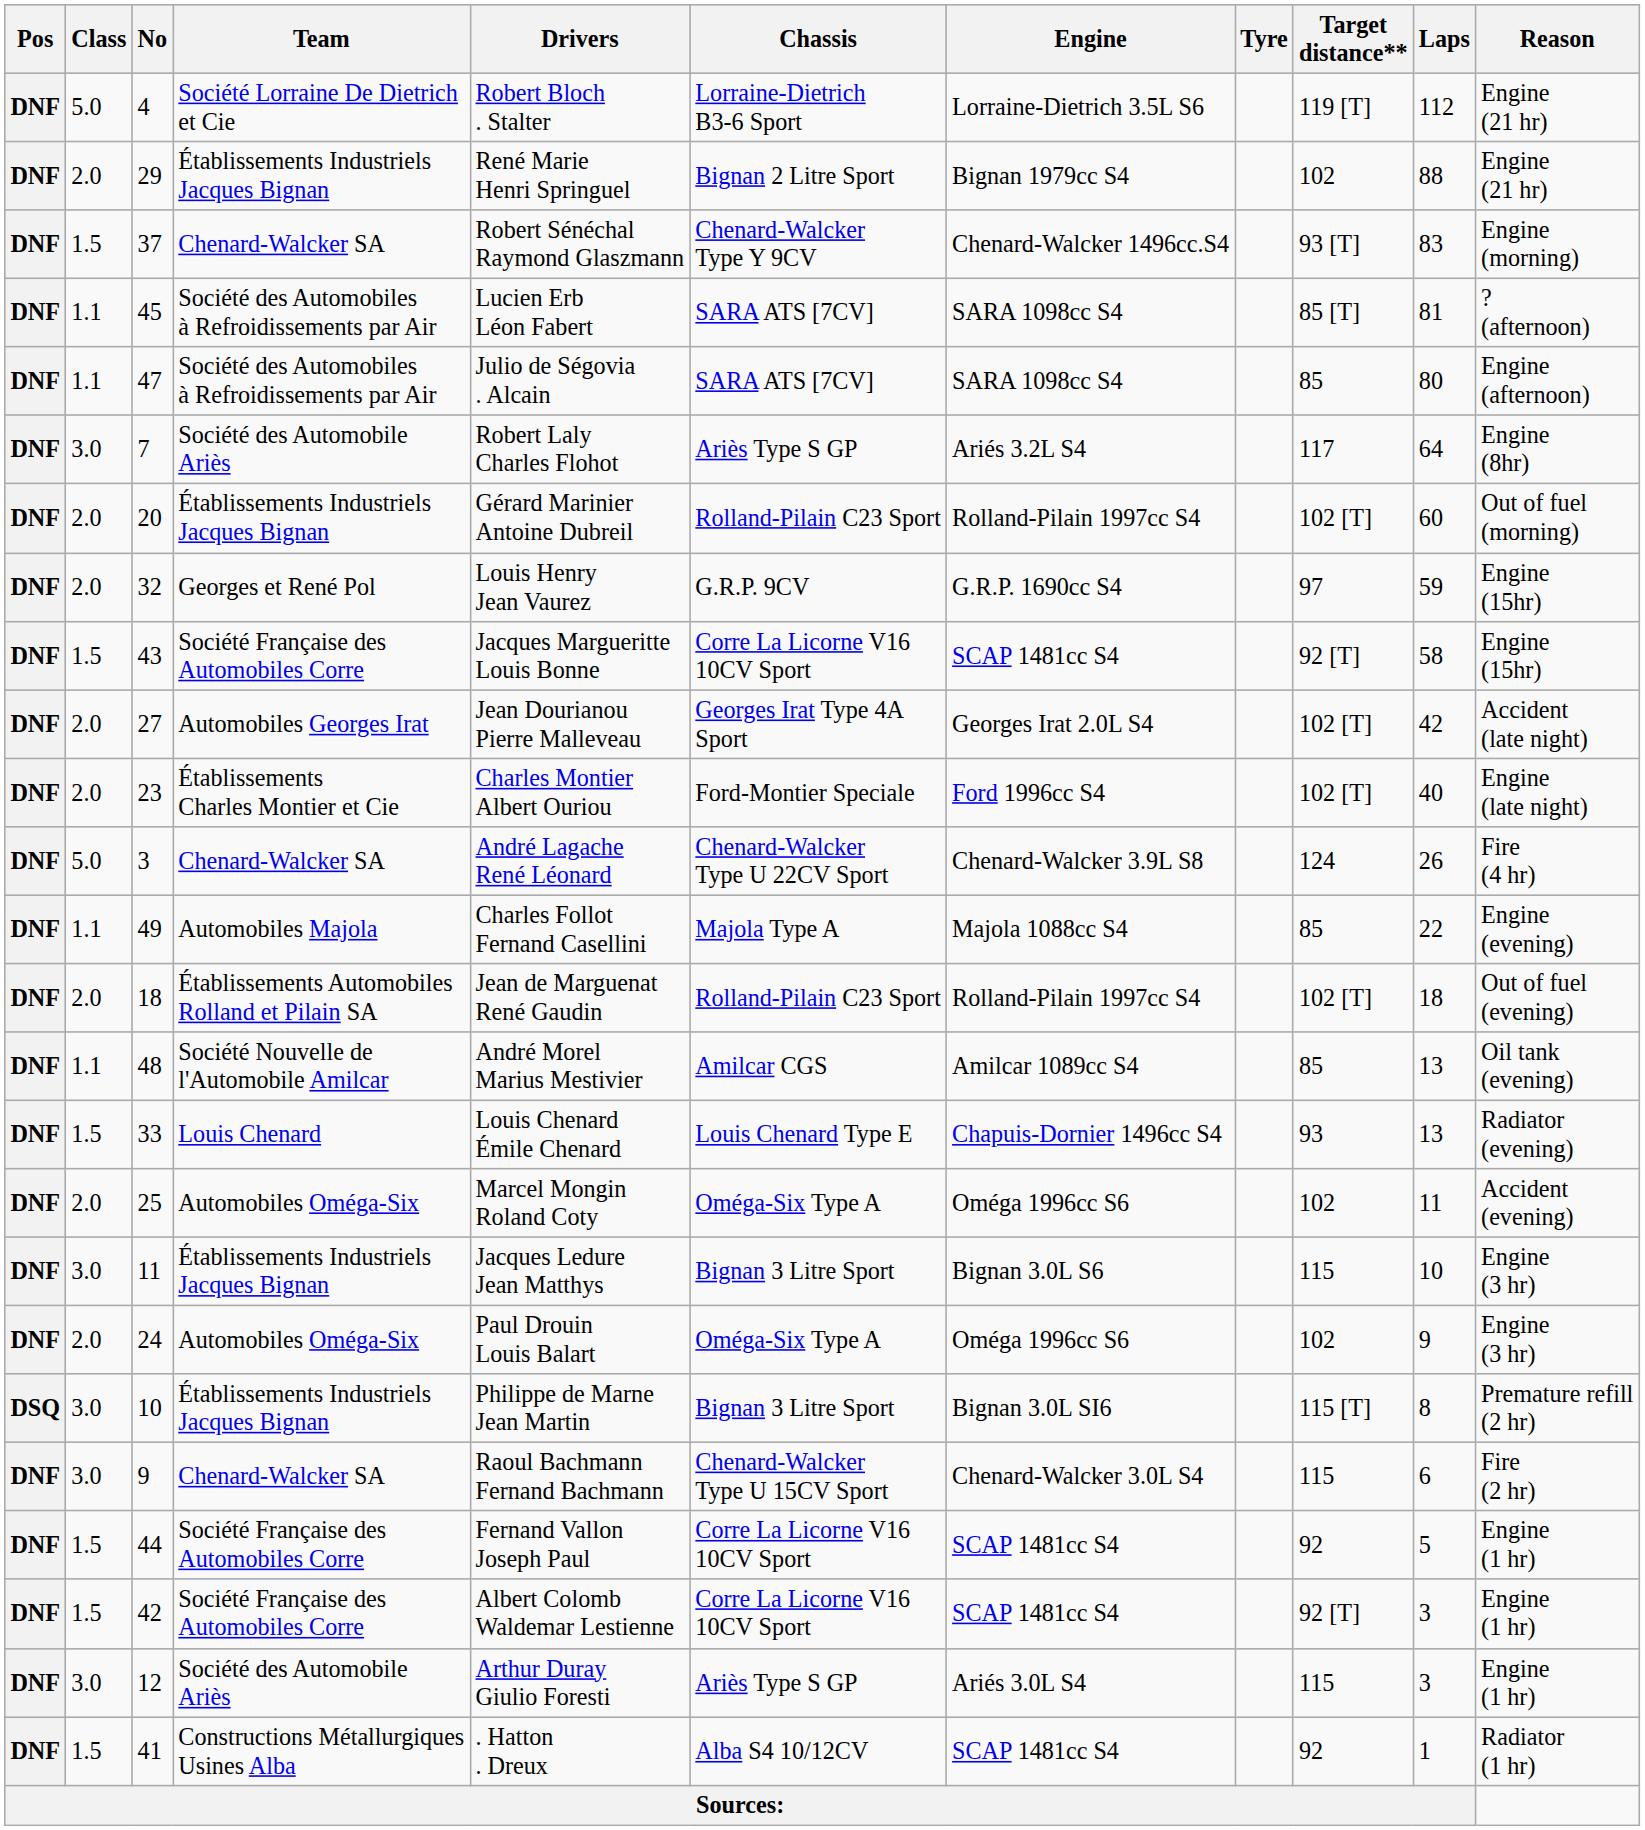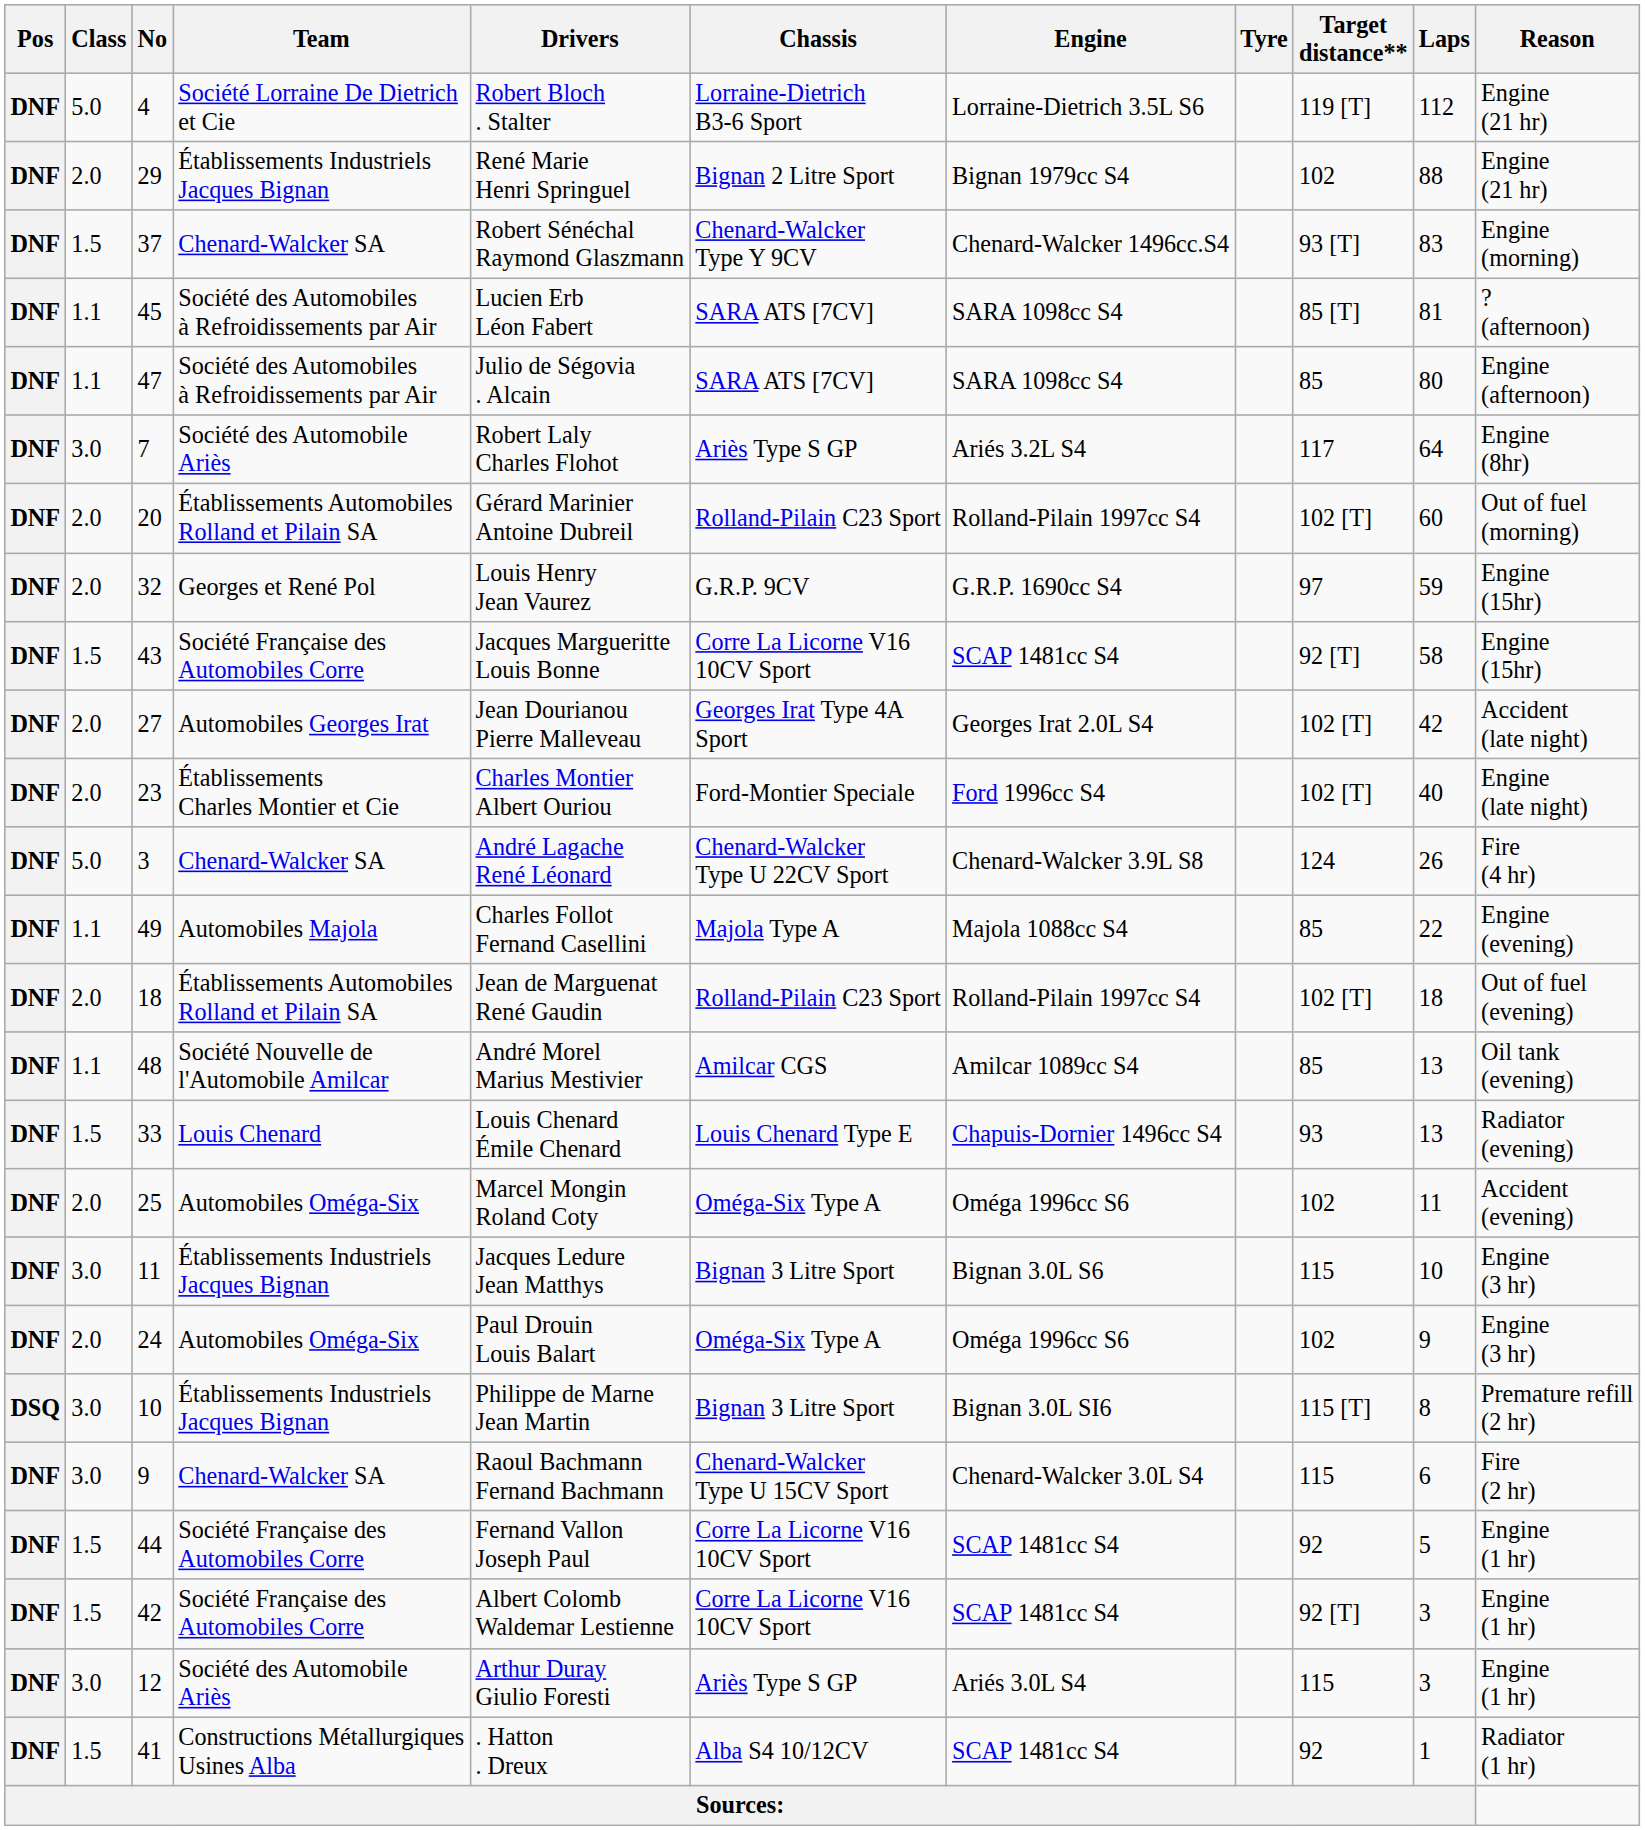(305, 518) Établissements Industriels Jacques Bignan -> (315, 518) Établissements Automobiles Rolland et Pilain SA
